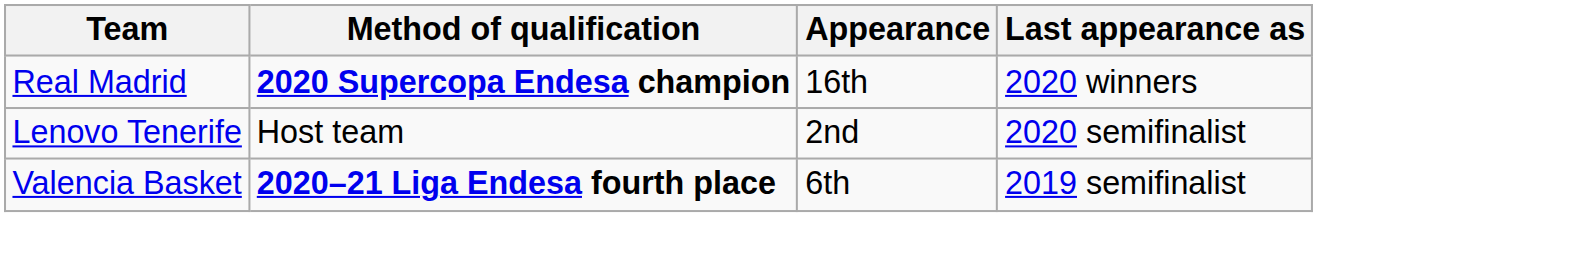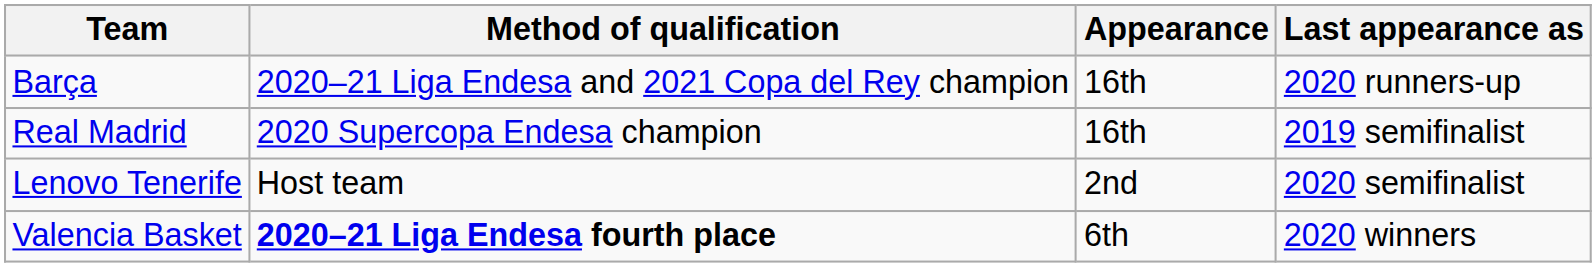+ row: (55, 81)
(524, 81) bold -> (509, 132) normal
(1101, 81) 2020 winners -> (1404, 132) 2019 semifinalist
(1125, 183) 2019 semifinalist -> (1380, 235) 2020 winners
